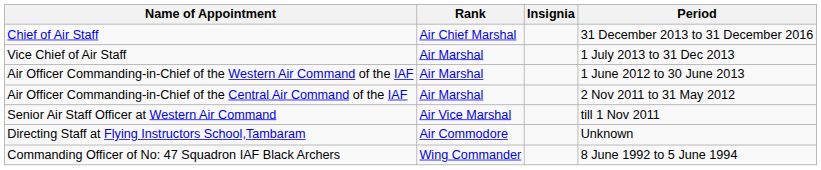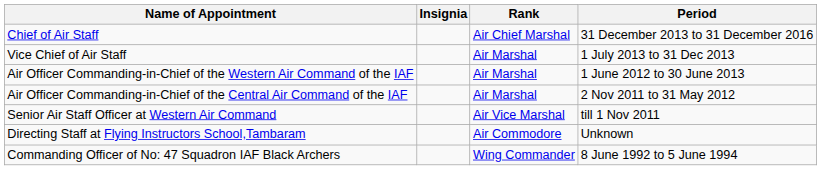columns swapped: (470, 14) <-> (551, 14)
